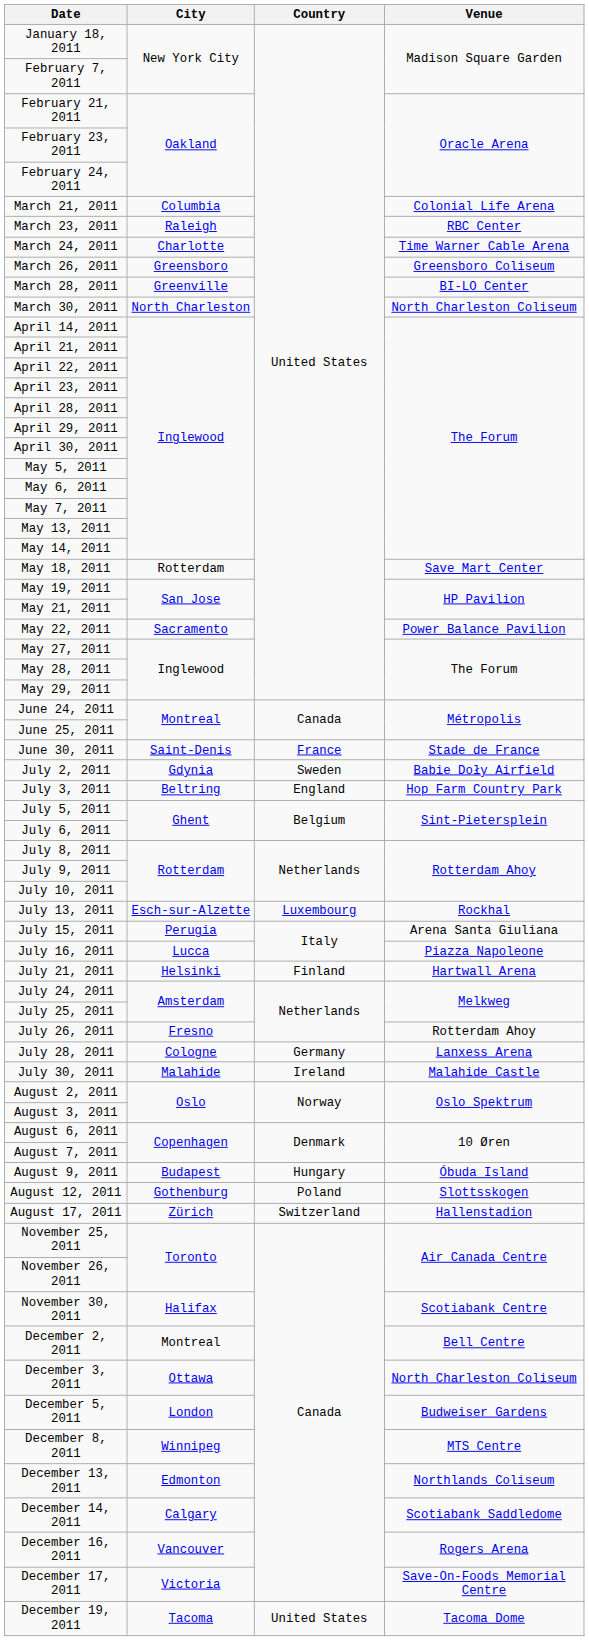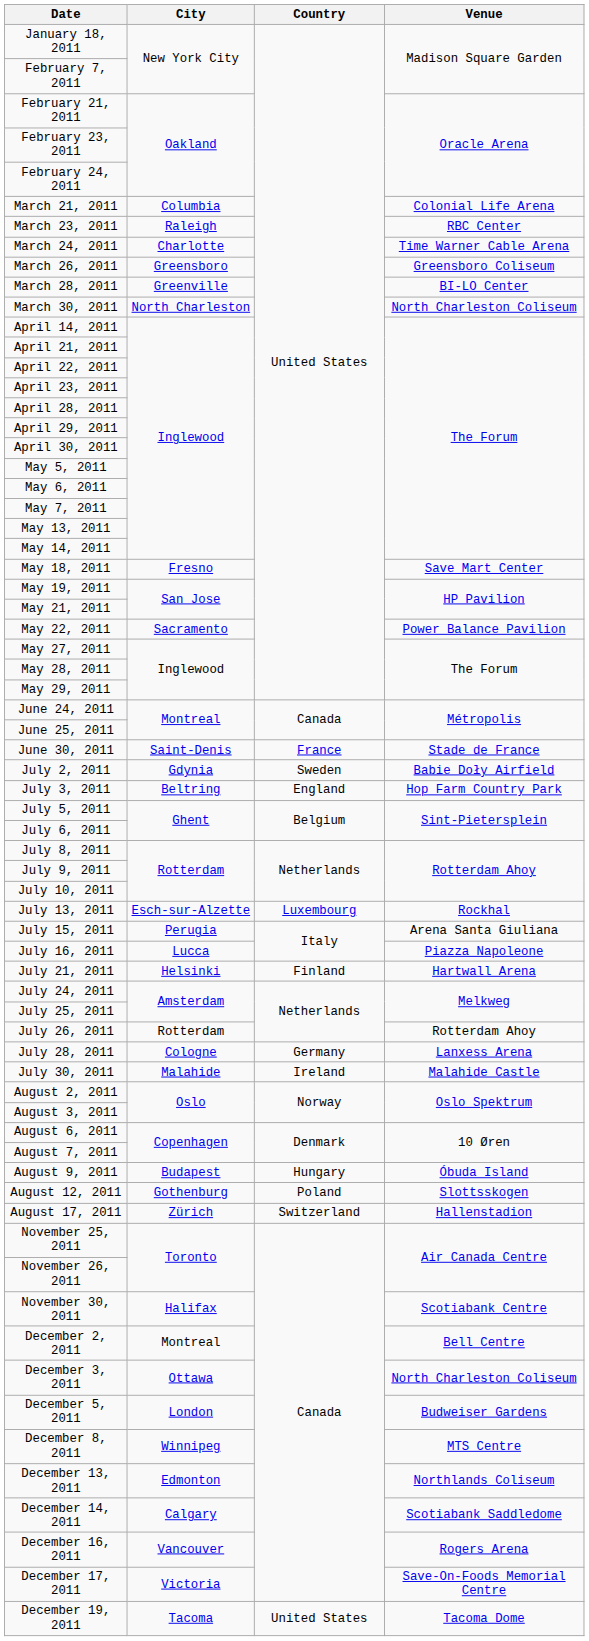(191, 569) Rotterdam -> (191, 569) Fresno
(191, 1032) Fresno -> (191, 1032) Rotterdam
